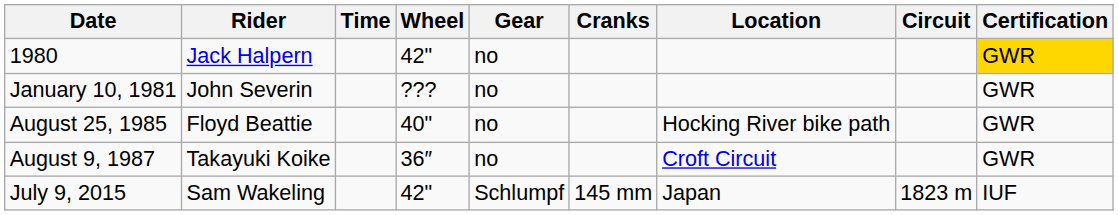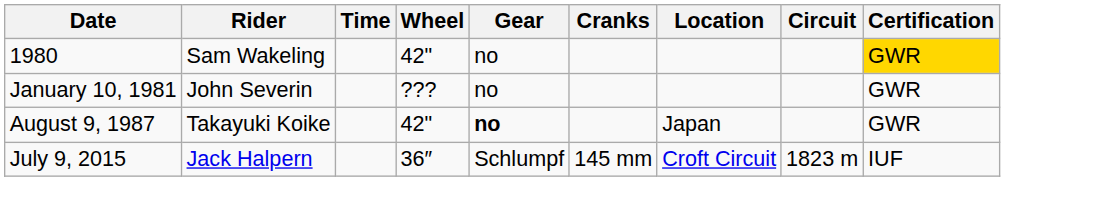(250, 55) Jack Halpern -> (256, 55) Sam Wakeling
- row: (88, 124)
(416, 158) 36″ -> (416, 124) 42"
(486, 158) normal -> (487, 124) bold
(719, 158) Croft Circuit -> (692, 124) Japan
(256, 192) Sam Wakeling -> (250, 158) Jack Halpern
(416, 192) 42" -> (416, 158) 36″
(692, 192) Japan -> (719, 158) Croft Circuit
